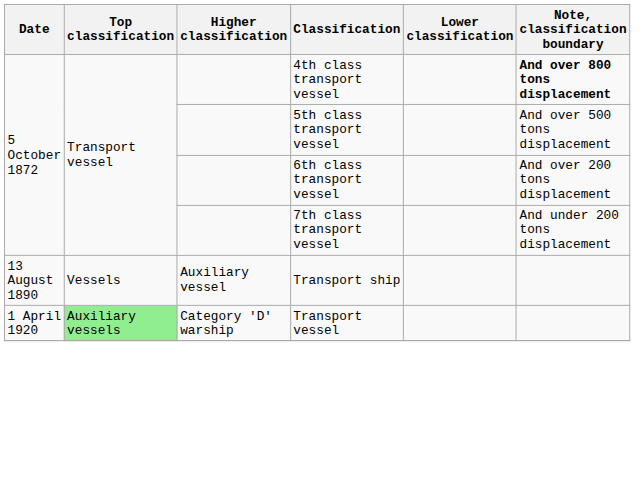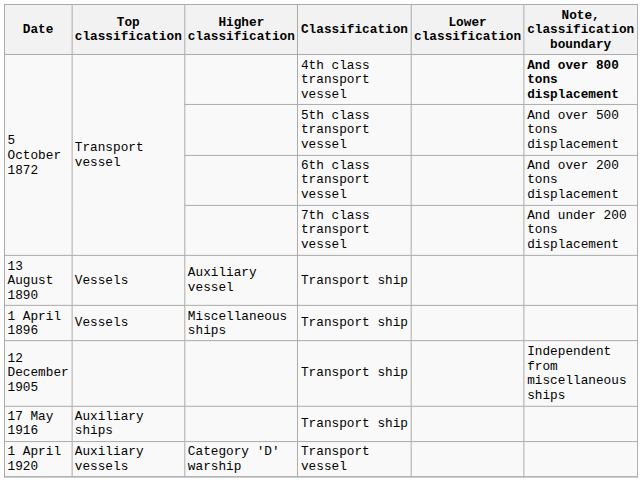+ row: (34, 323)
+ row: (38, 373)
+ row: (30, 424)
(102, 323) lightgreen background -> (109, 459) no background
